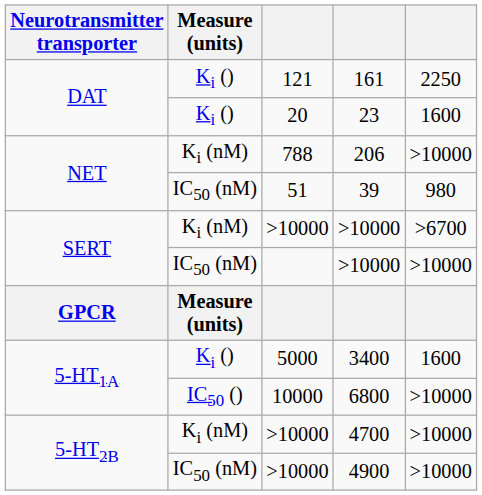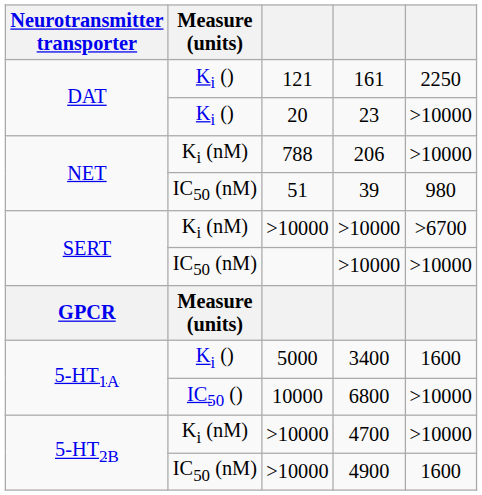(441, 116) 1600 -> (441, 116) >10000
(441, 471) >10000 -> (441, 471) 1600
